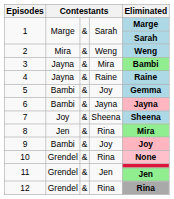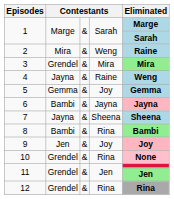(146, 50) Weng -> (146, 50) Raine
(63, 64) Jayna -> (63, 64) Grendel
(146, 64) Bambi -> (146, 64) Mira
(146, 77) Raine -> (146, 77) Weng
(63, 90) Bambi -> (63, 90) Gemma
(63, 117) Joy -> (63, 117) Jayna
(63, 130) Jen -> (63, 130) Bambi
(146, 130) Mira -> (146, 130) Bambi
(63, 143) Bambi -> (63, 143) Jen
